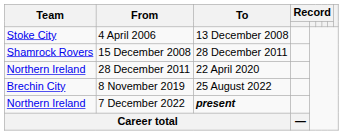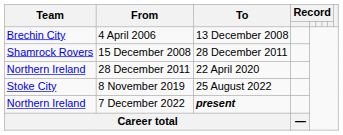(32, 35) Stoke City -> (36, 35) Brechin City
(36, 87) Brechin City -> (32, 87) Stoke City
